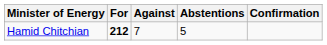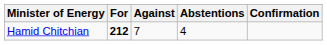(183, 31) 5 -> (183, 31) 4
